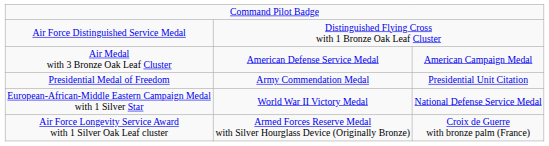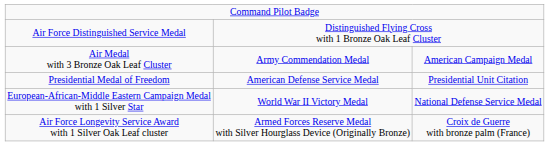(313, 59) American Defense Service Medal -> (313, 59) Army Commendation Medal
(313, 80) Army Commendation Medal -> (313, 80) American Defense Service Medal
